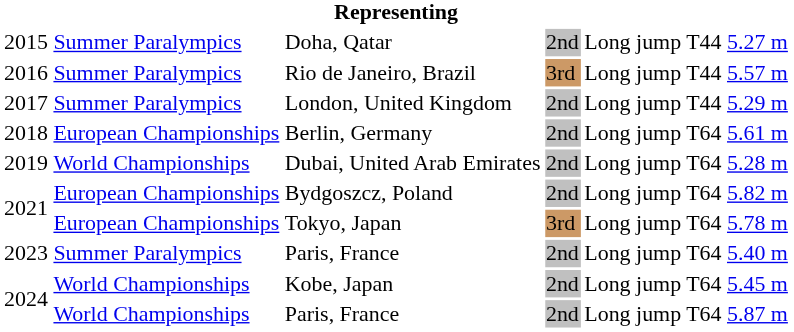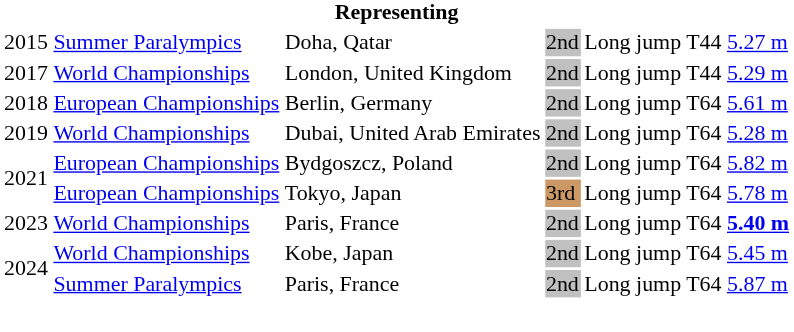- row: (26, 72)
(147, 102) Summer Paralympics -> (151, 72) World Championships
(147, 253) Summer Paralympics -> (151, 223) World Championships
(757, 253) normal -> (758, 223) bold
(151, 313) World Championships -> (147, 283) Summer Paralympics
